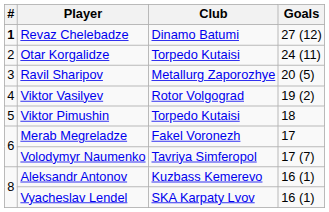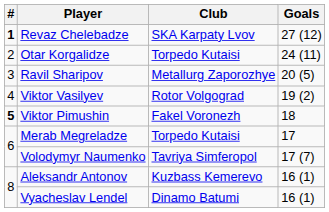(195, 34) Dinamo Batumi -> (203, 34) SKA Karpaty Lvov
(11, 116) normal -> (11, 116) bold
(196, 116) Torpedo Kutaisi -> (196, 116) Fakel Voronezh
(196, 136) Fakel Voronezh -> (196, 136) Torpedo Kutaisi
(203, 197) SKA Karpaty Lvov -> (195, 197) Dinamo Batumi
